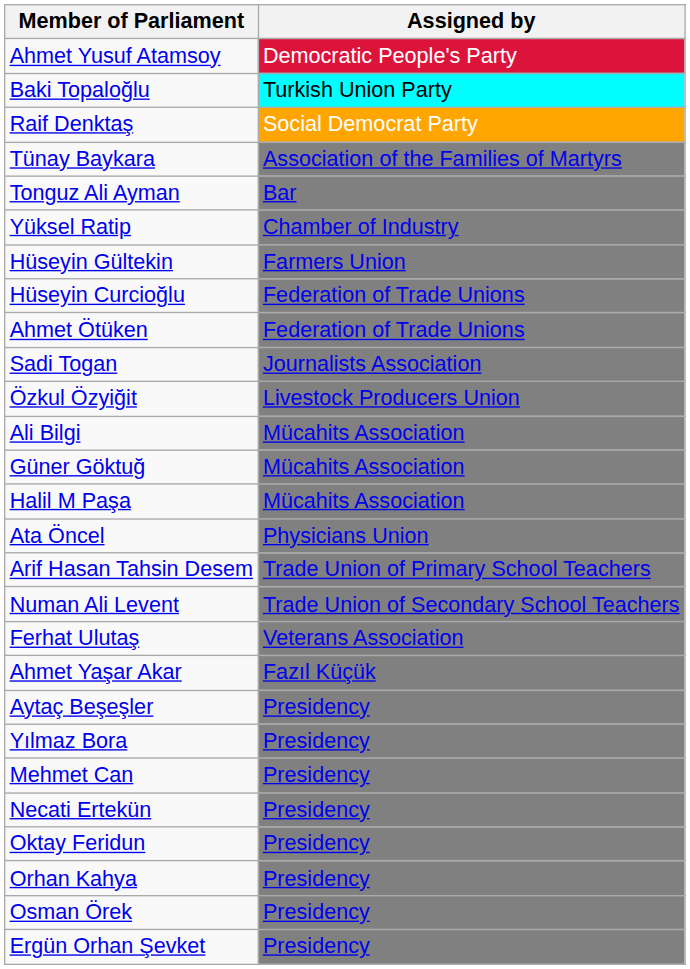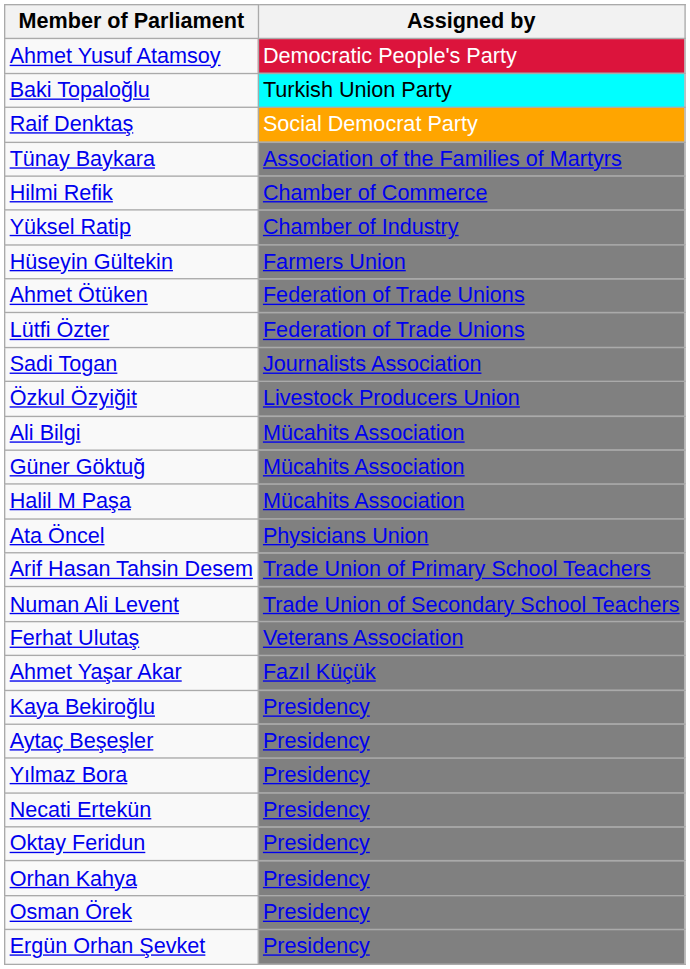- row: (95, 192)
+ row: (61, 192)
- row: (97, 295)
+ row: (59, 329)
+ row: (82, 706)
- row: (71, 775)
